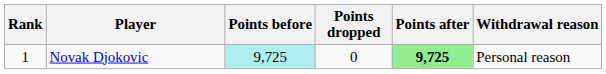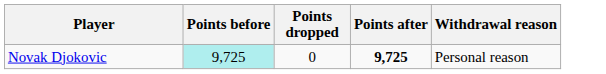- column: (25, 24)
(432, 56) lightgreen background -> (391, 56) no background
